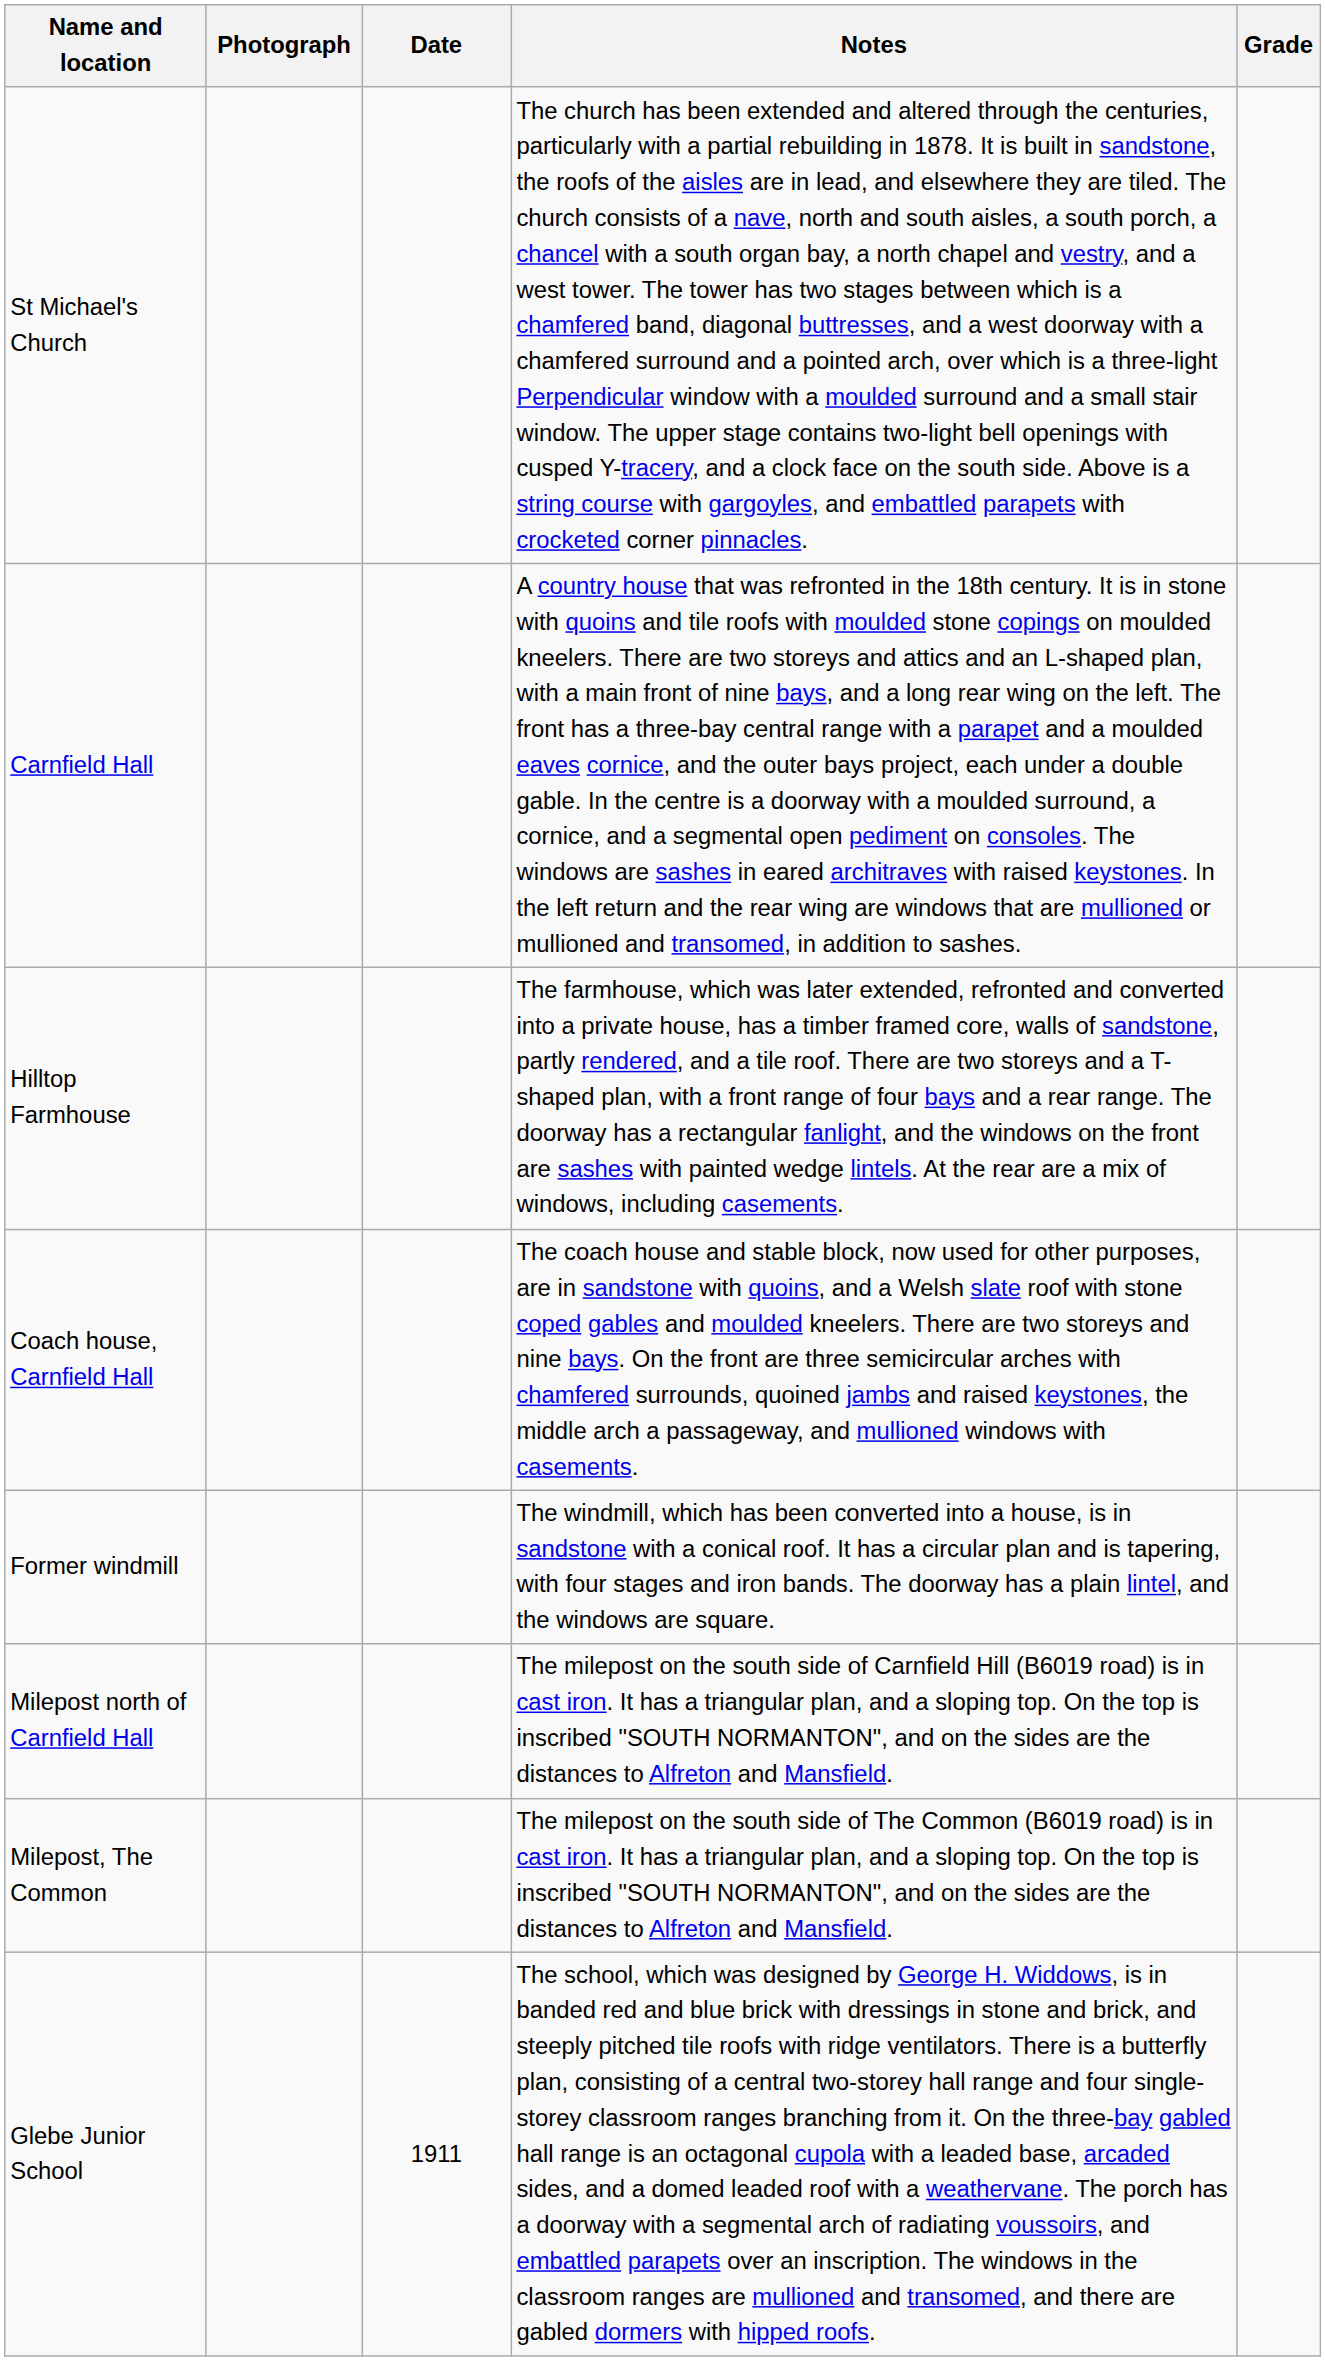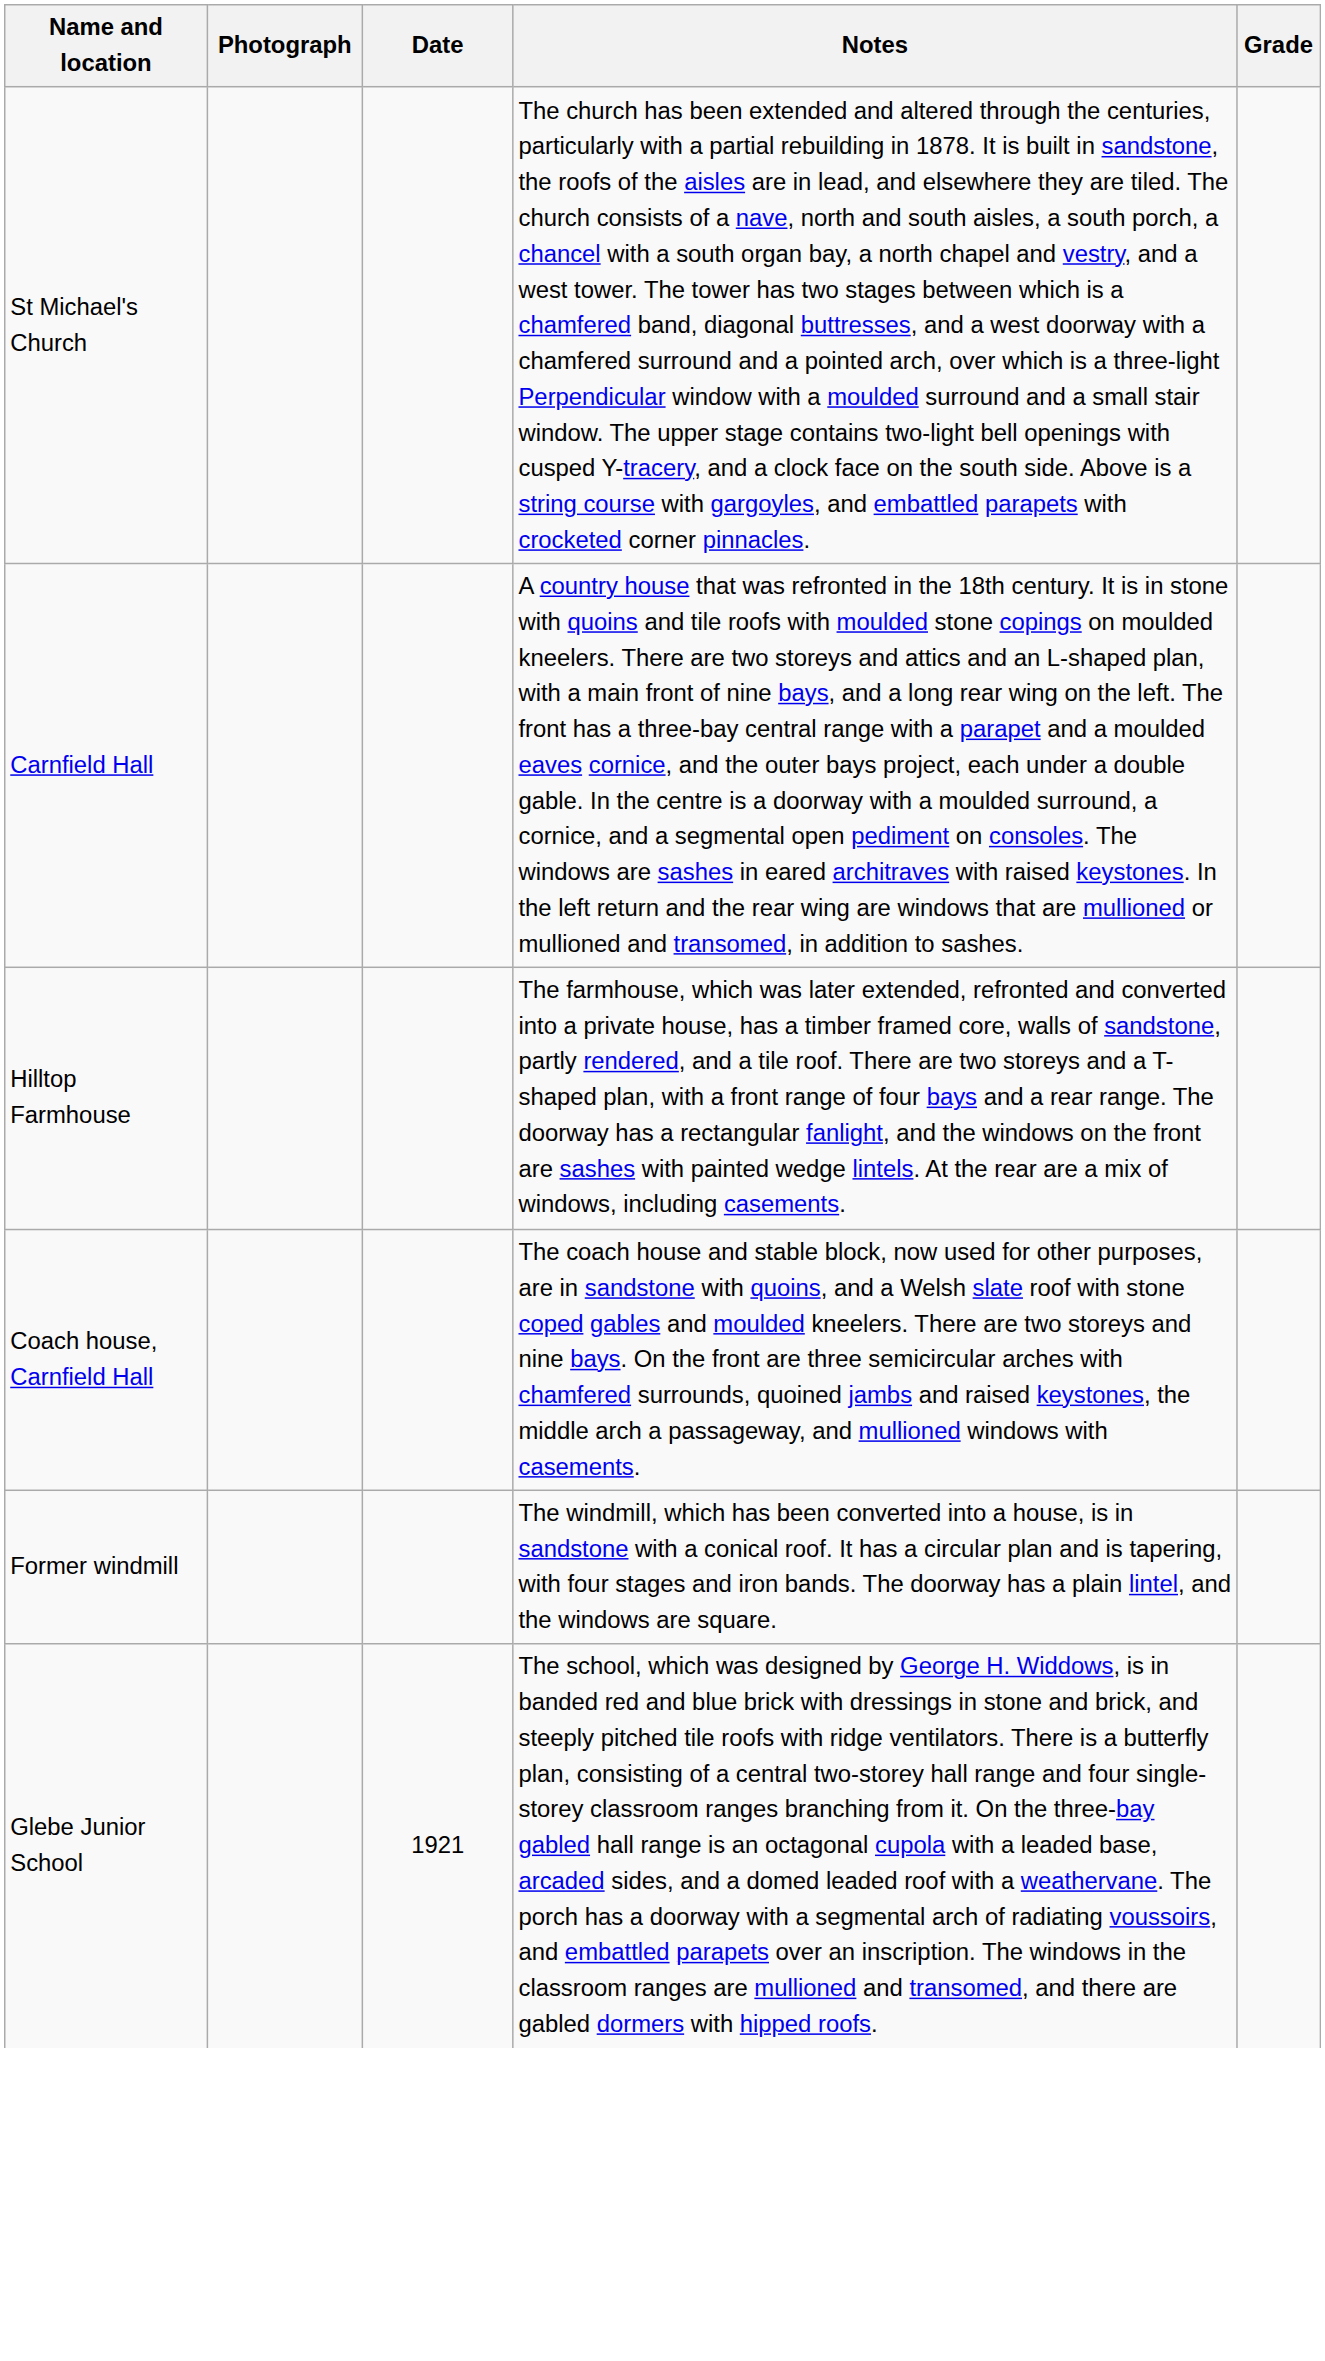- row: (98, 1720)
- row: (82, 1874)
(436, 2154) 1911 -> (438, 1846) 1921
